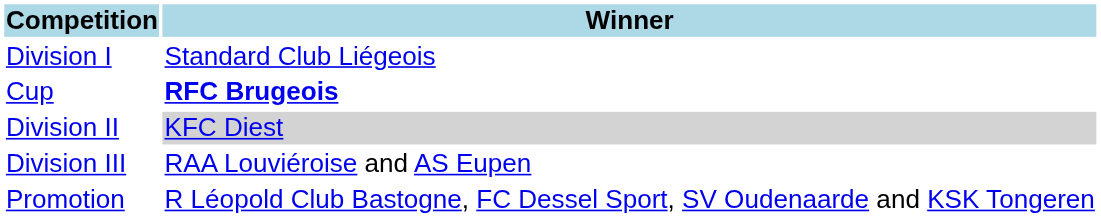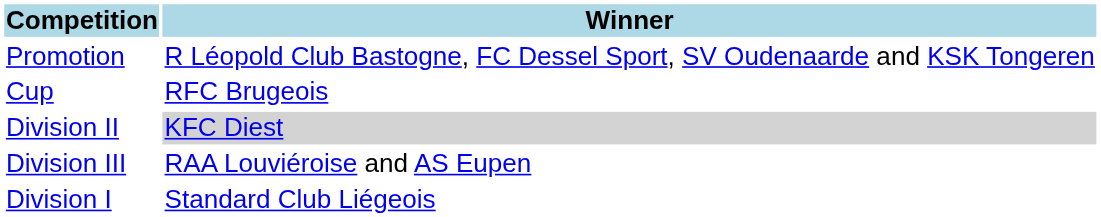rows swapped: (59, 56) <-> (65, 199)
(251, 91) bold -> (246, 91) normal
